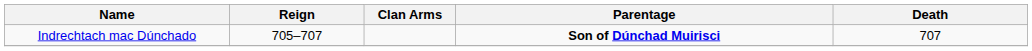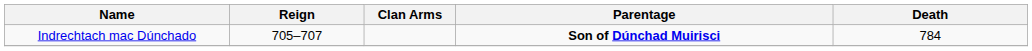(930, 35) 707 -> (930, 35) 784
